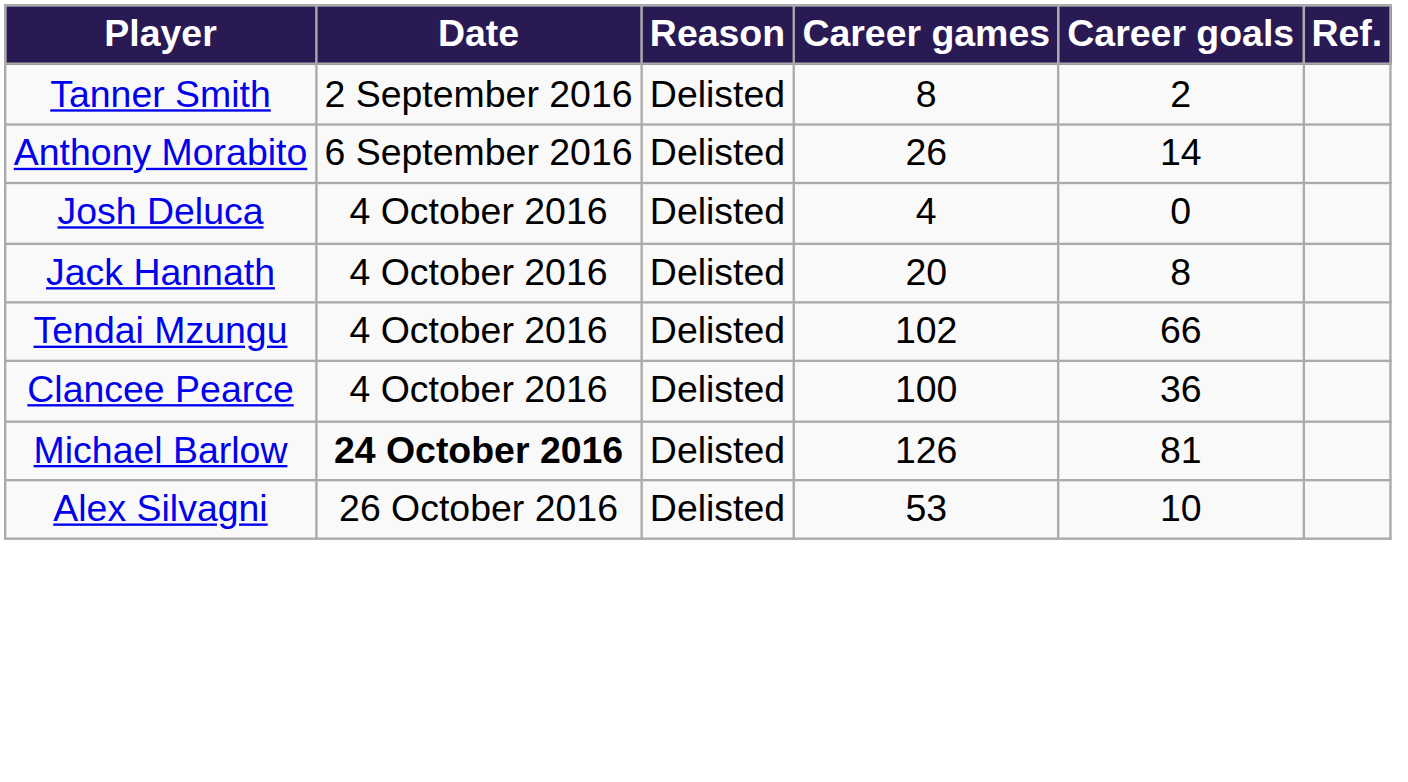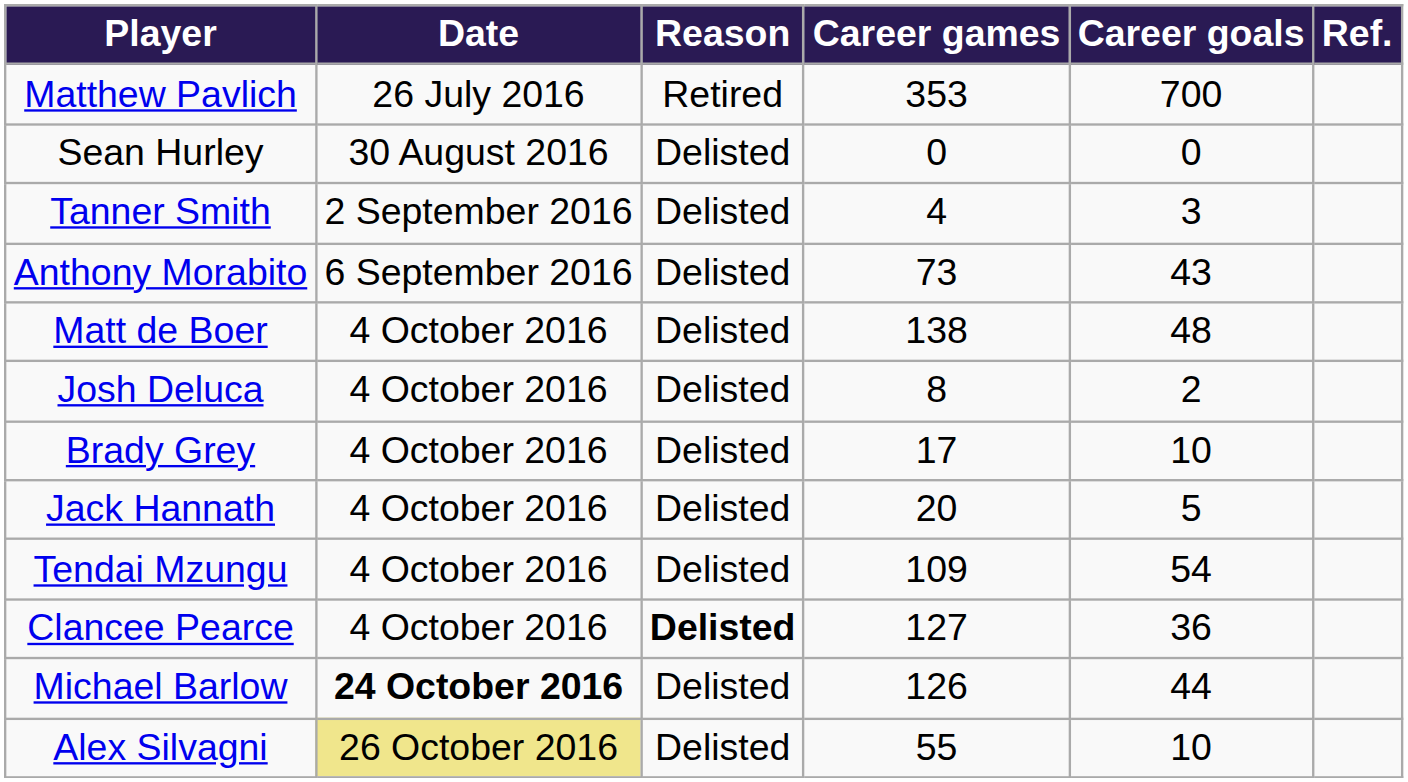+ row: (161, 93)
+ row: (161, 152)
(926, 93) 8 -> (937, 212) 4
(1181, 93) 2 -> (1191, 212) 3
(926, 152) 26 -> (937, 271) 73
(1181, 152) 14 -> (1191, 271) 43
+ row: (161, 331)
(926, 212) 4 -> (937, 390) 8
(1181, 212) 0 -> (1191, 390) 2
+ row: (161, 449)
(1181, 271) 8 -> (1191, 509) 5
(926, 331) 102 -> (937, 568) 109
(1181, 331) 66 -> (1191, 568) 54
(717, 390) normal -> (723, 627) bold
(926, 390) 100 -> (937, 627) 127
(1181, 449) 81 -> (1191, 687) 44
(479, 509) no background -> (479, 746) khaki background
(926, 509) 53 -> (937, 746) 55
